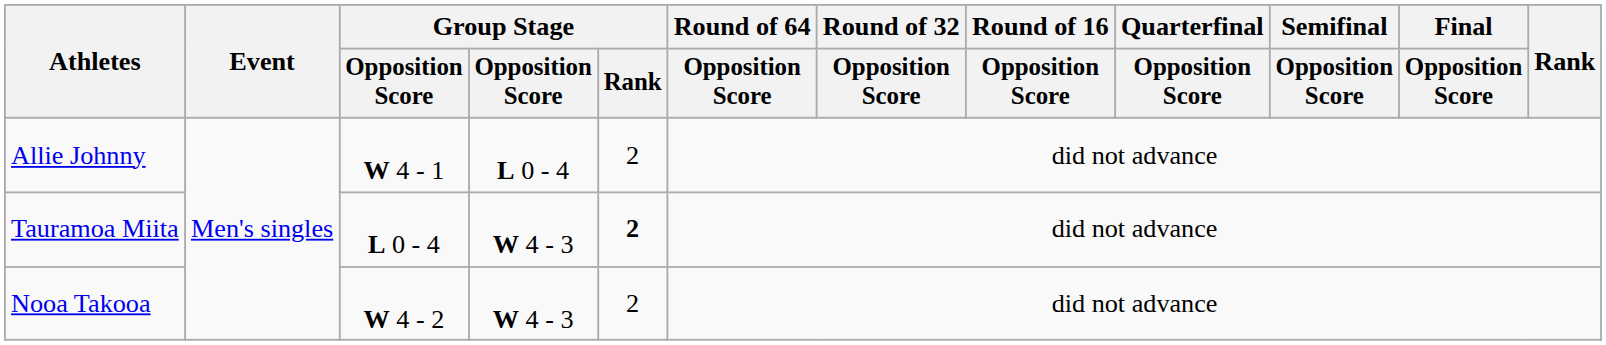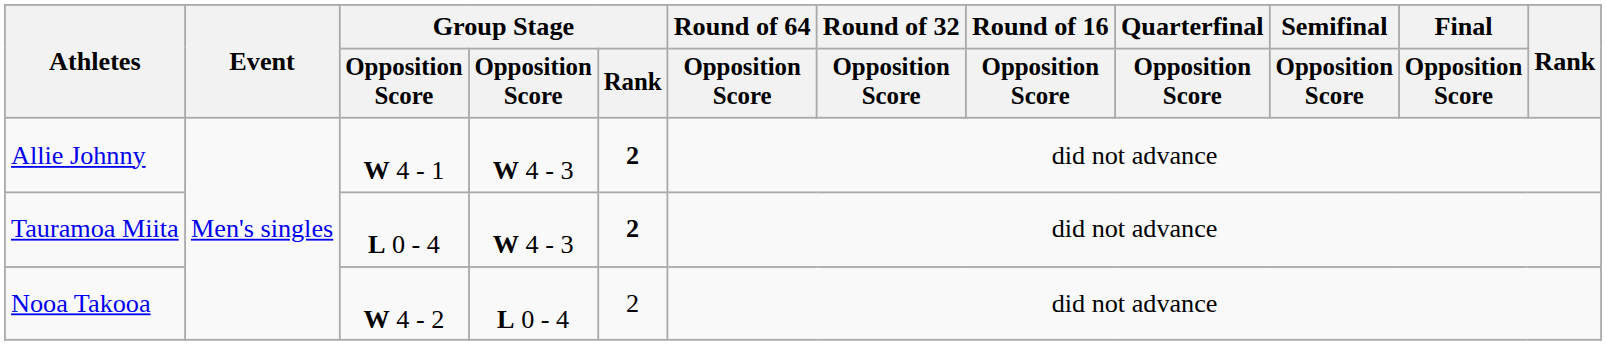(533, 170) L 0 - 4 -> (533, 170) W 4 - 3
(633, 155) normal -> (633, 155) bold
(533, 319) W 4 - 3 -> (533, 319) L 0 - 4
